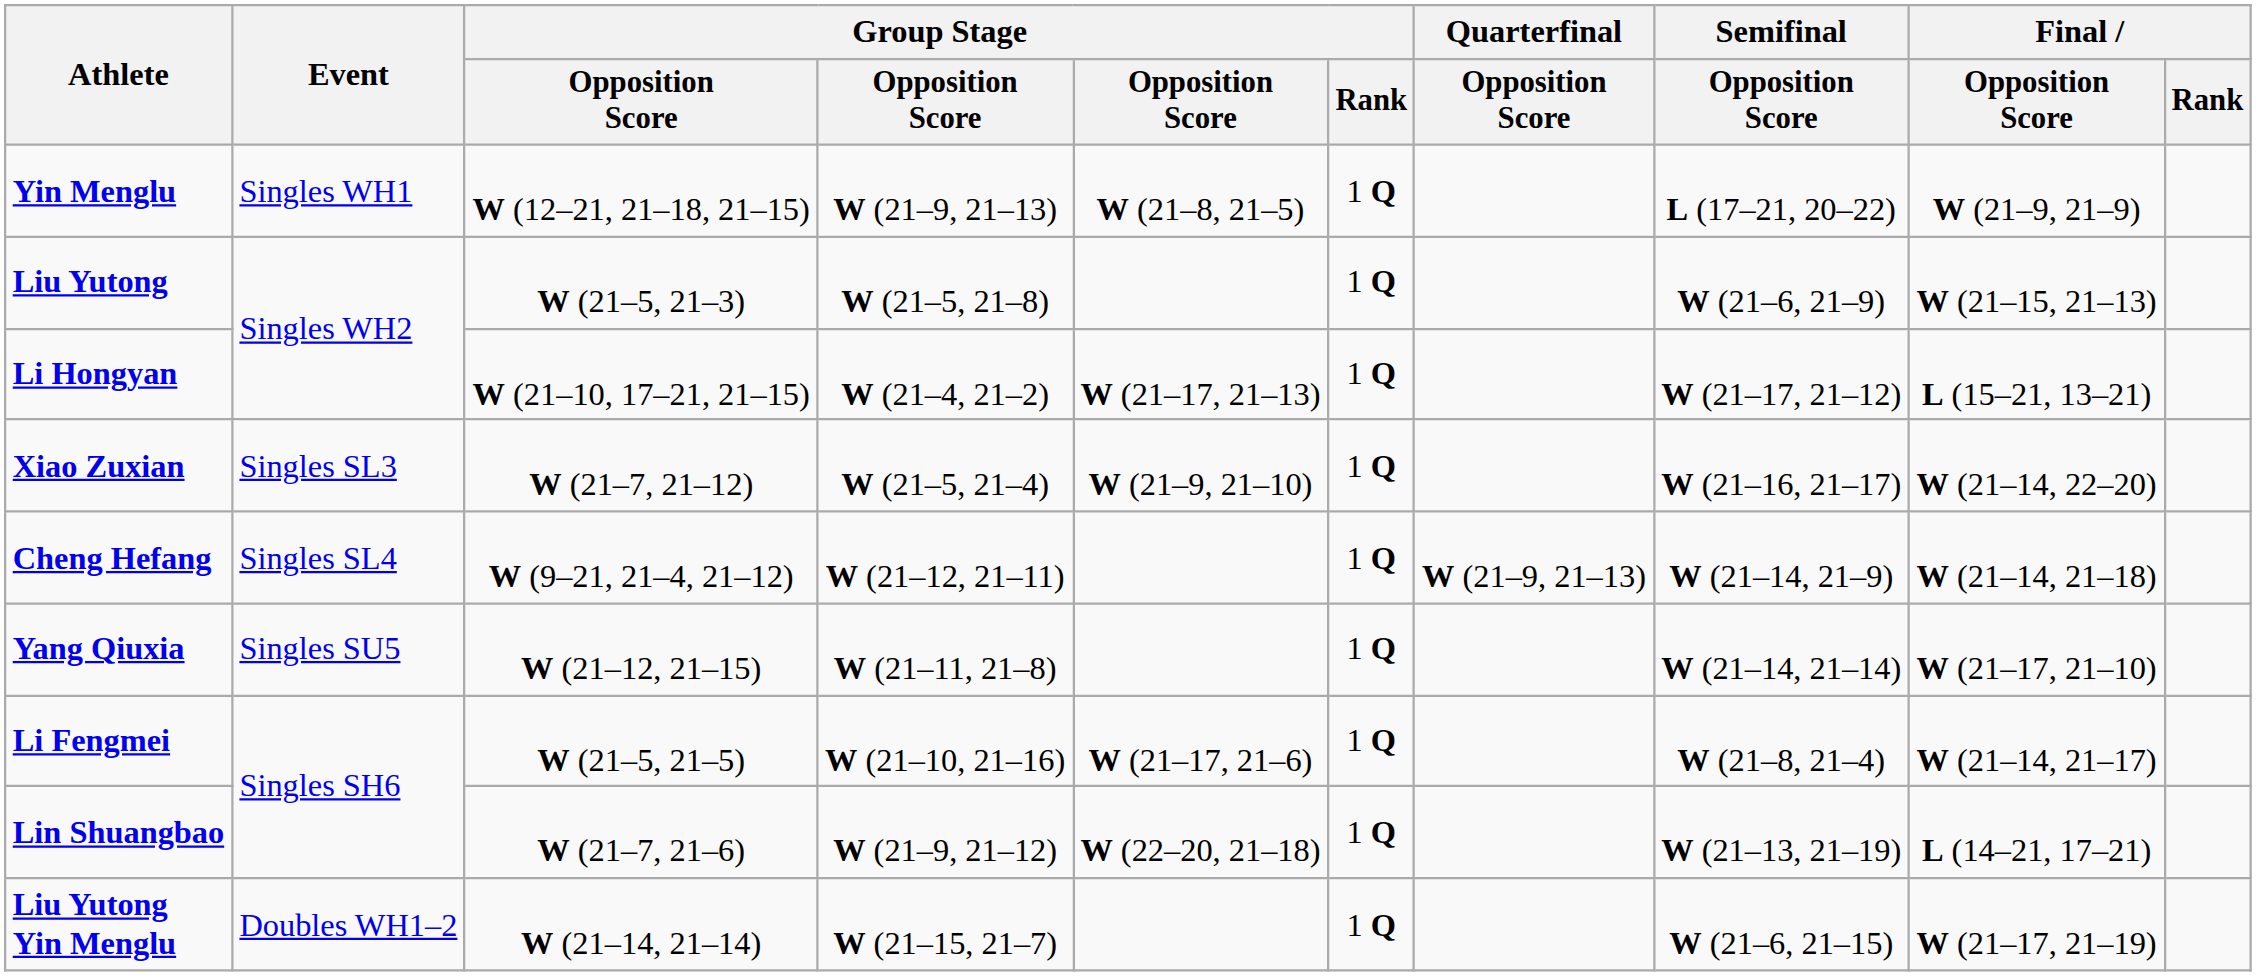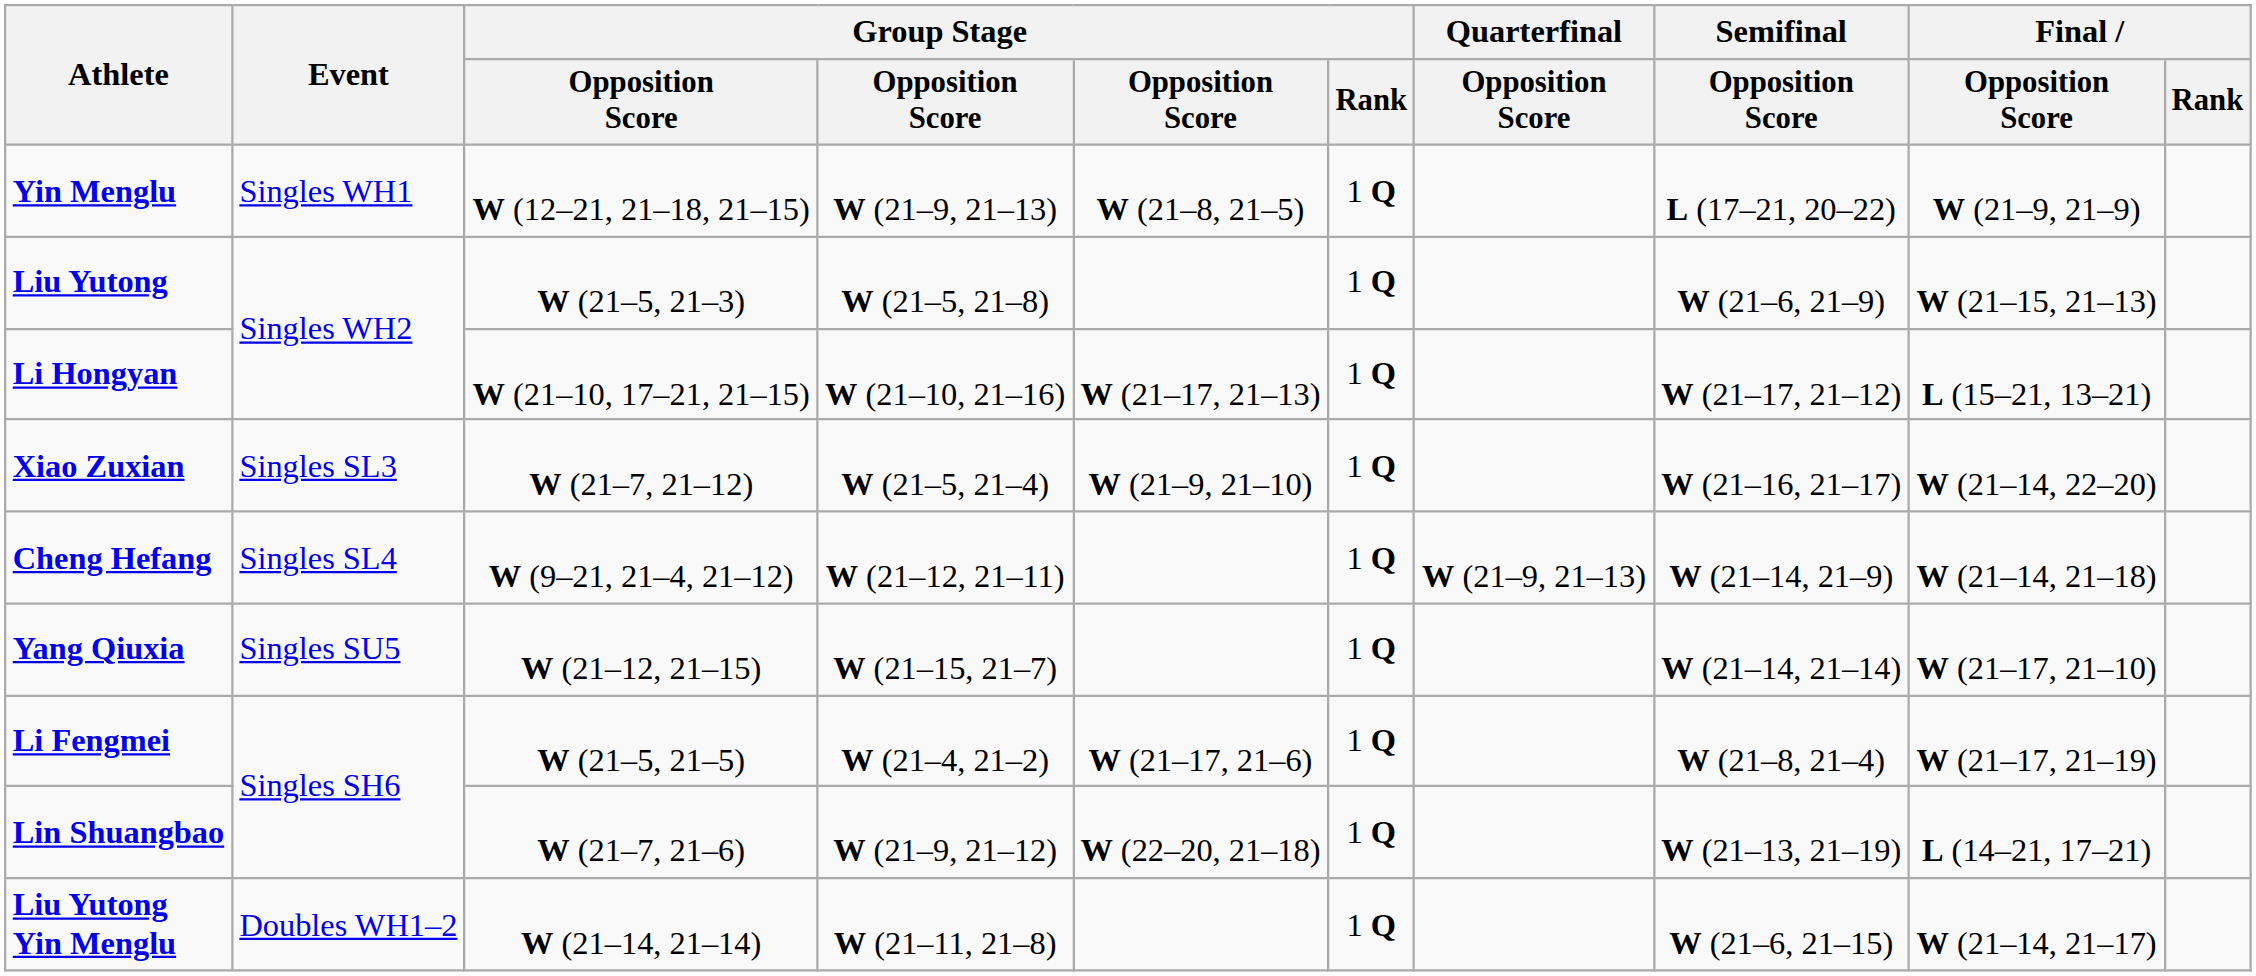(945, 393) W (21–4, 21–2) -> (945, 393) W (21–10, 21–16)
(945, 668) W (21–11, 21–8) -> (945, 668) W (21–15, 21–7)
(945, 759) W (21–10, 21–16) -> (945, 759) W (21–4, 21–2)
(2037, 759) W (21–14, 21–17) -> (2037, 759) W (21–17, 21–19)
(945, 943) W (21–15, 21–7) -> (945, 943) W (21–11, 21–8)
(2037, 943) W (21–17, 21–19) -> (2037, 943) W (21–14, 21–17)
